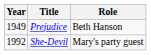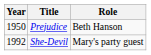(16, 27) 1949 -> (16, 27) 1950
